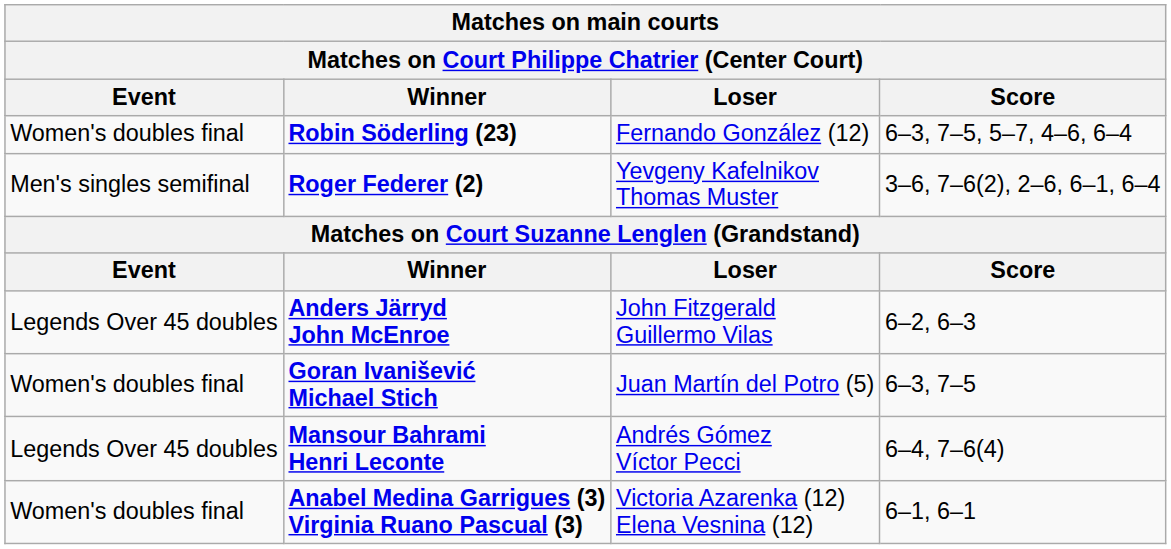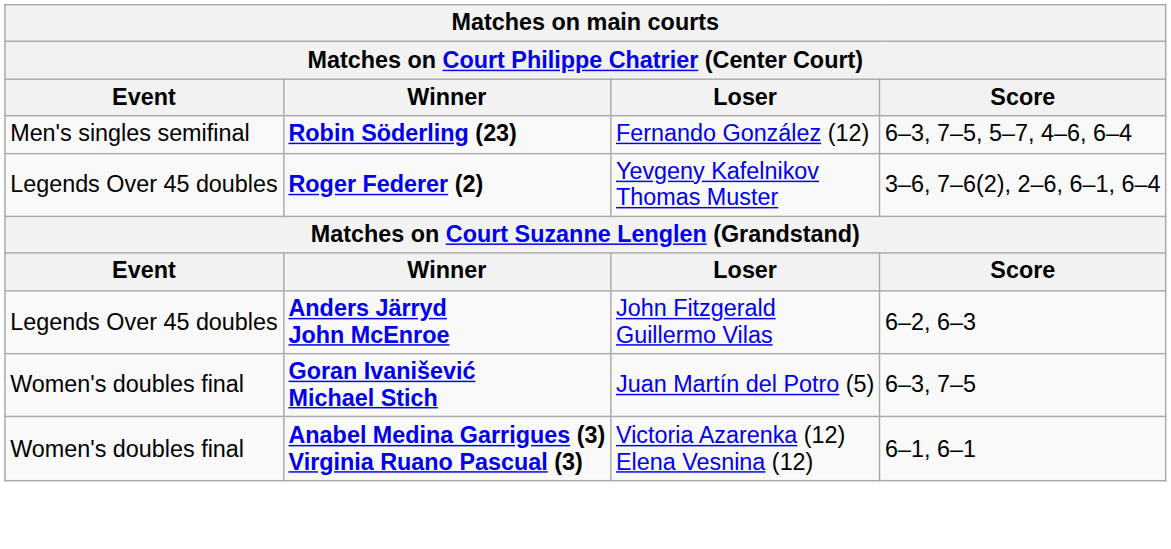(127, 134) Women's doubles final -> (130, 134) Men's singles semifinal
(130, 184) Men's singles semifinal -> (144, 184) Legends Over 45 doubles
- row: (387, 448)
